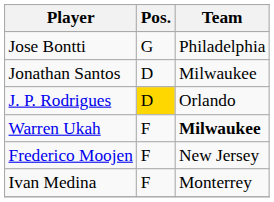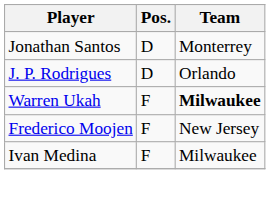- row: (47, 45)
(218, 73) Milwaukee -> (215, 45) Monterrey
(147, 100) gold background -> (147, 73) no background
(215, 182) Monterrey -> (218, 155) Milwaukee
